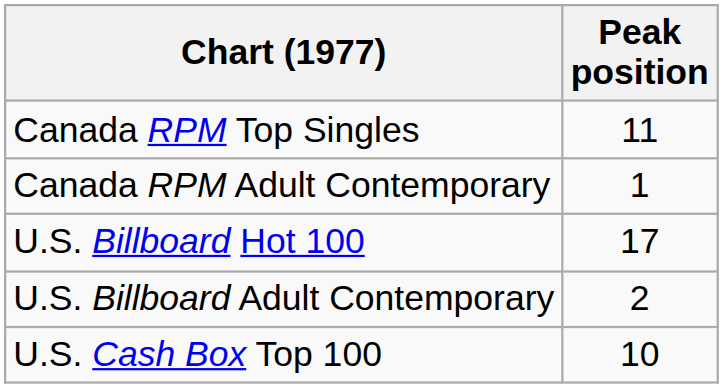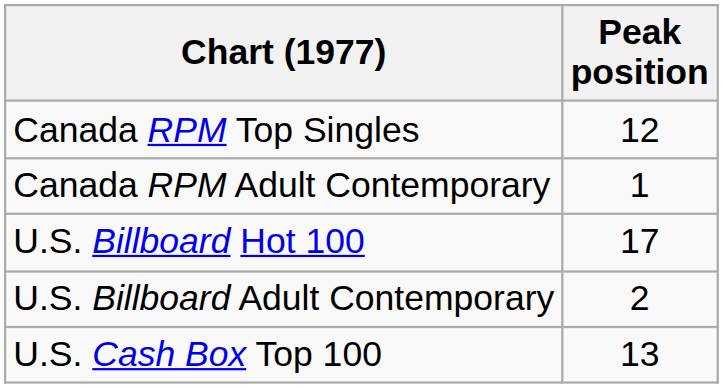(640, 128) 11 -> (640, 128) 12
(640, 354) 10 -> (640, 354) 13
